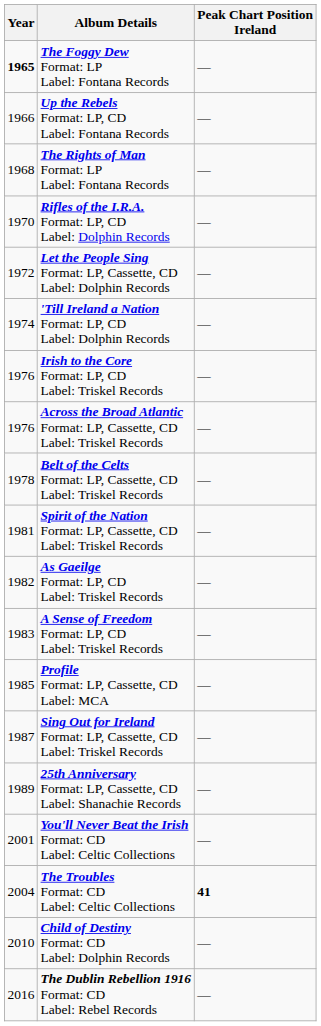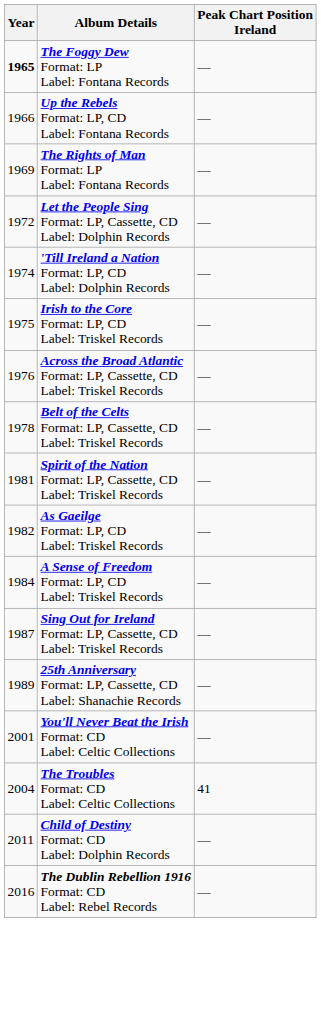(21, 169) 1968 -> (21, 169) 1969
- row: (105, 221)
(21, 376) 1976 -> (21, 324) 1975
(21, 633) 1983 -> (21, 582) 1984
- row: (109, 685)
(204, 891) bold -> (204, 788) normal
(21, 943) 2010 -> (21, 840) 2011
